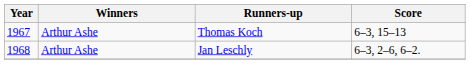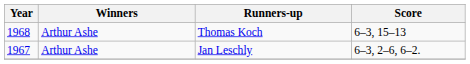(19, 31) 1967 -> (19, 31) 1968
(19, 50) 1968 -> (19, 50) 1967
